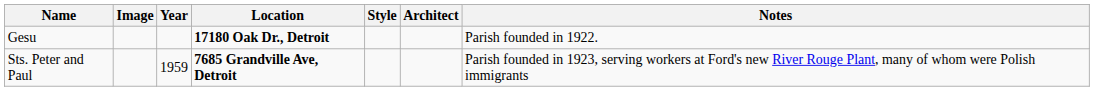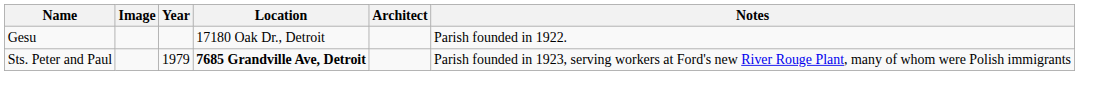- column: (382, 15)
(262, 37) bold -> (261, 37) normal
(174, 67) 1959 -> (176, 59) 1979
